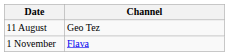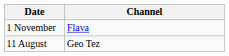rows swapped: (27, 28) <-> (31, 43)
